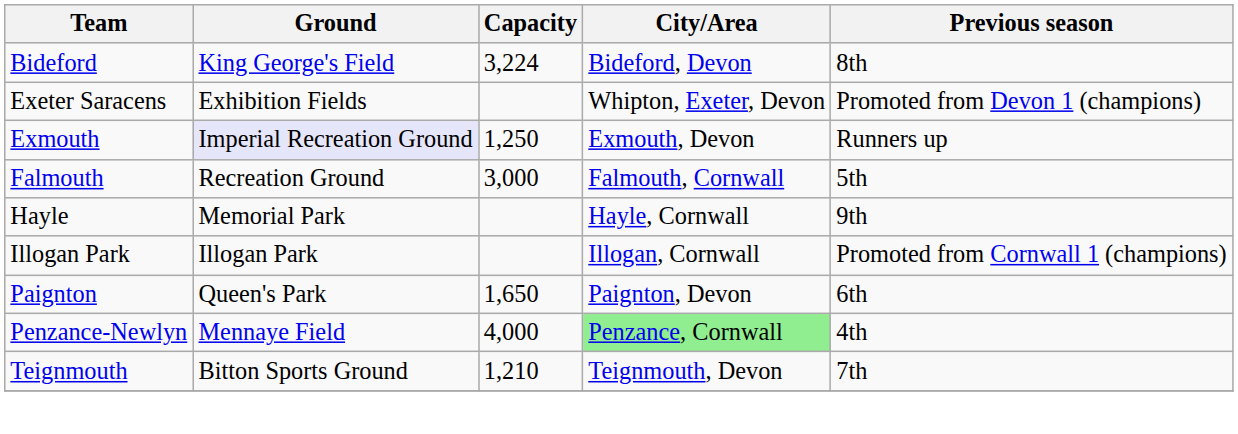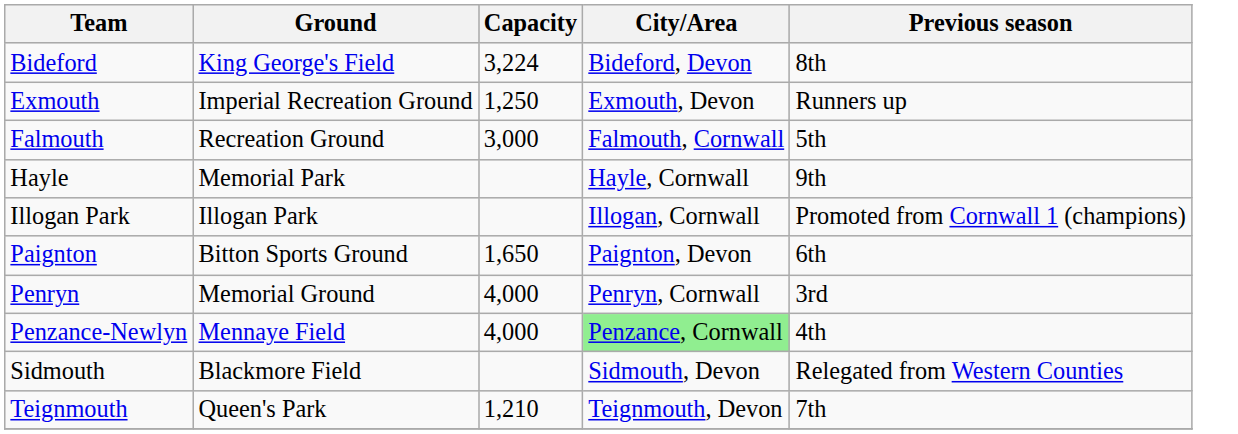- row: (88, 100)
(336, 139) lavender background -> (336, 100) no background
(262, 293) Queen's Park -> (303, 255) Bitton Sports Ground
+ row: (45, 293)
+ row: (58, 370)
(303, 370) Bitton Sports Ground -> (262, 409) Queen's Park
